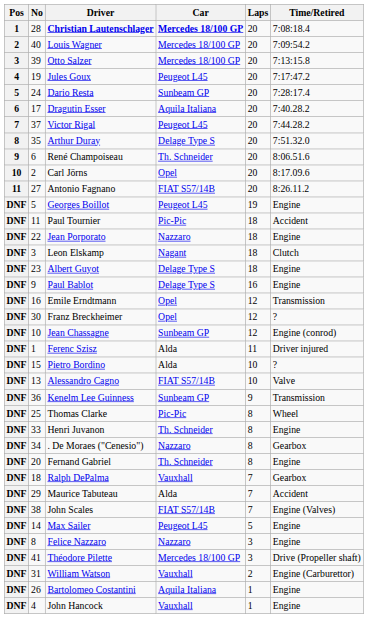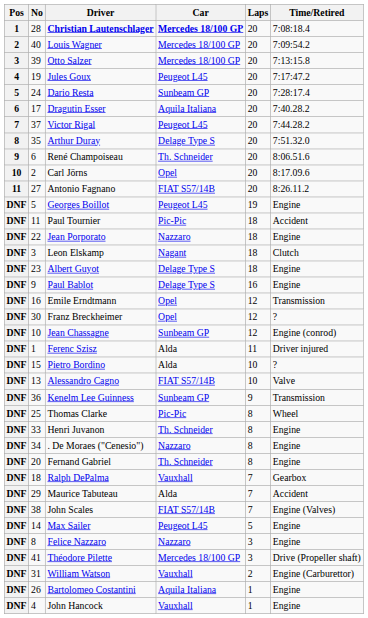(290, 445) Gearbox -> (287, 445) Engine
